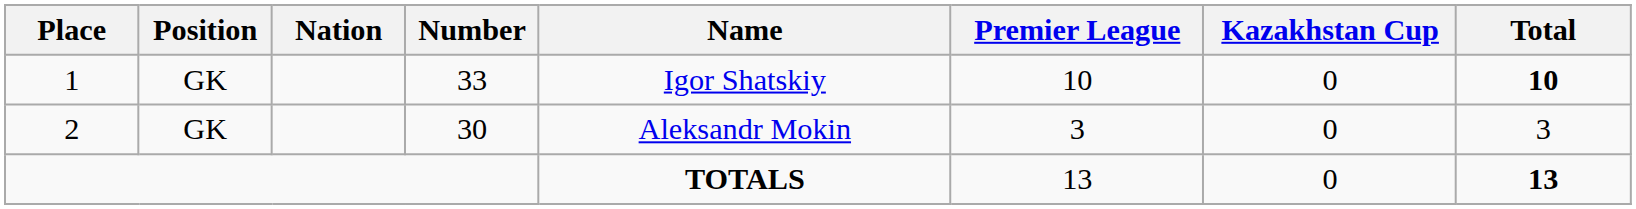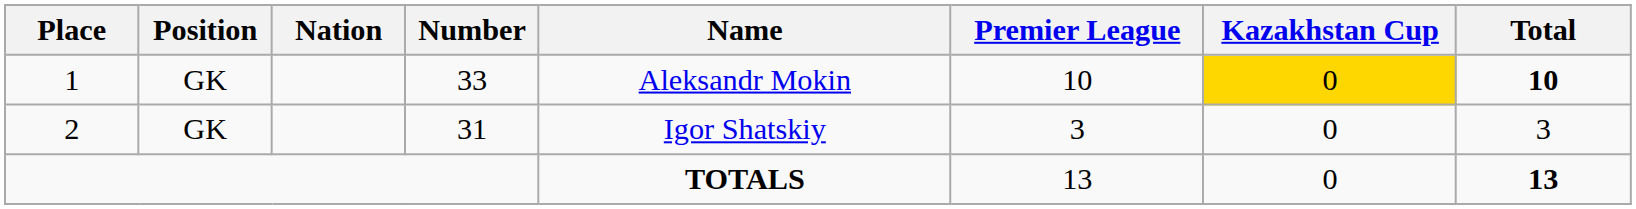(745, 79) Igor Shatskiy -> (745, 79) Aleksandr Mokin
(1330, 79) no background -> (1330, 79) gold background
(472, 129) 30 -> (472, 129) 31
(745, 129) Aleksandr Mokin -> (745, 129) Igor Shatskiy
